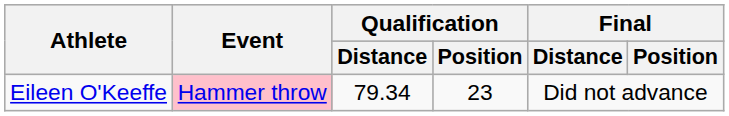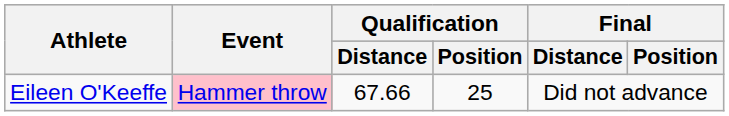(382, 93) 79.34 -> (382, 93) 67.66
(480, 93) 23 -> (480, 93) 25
